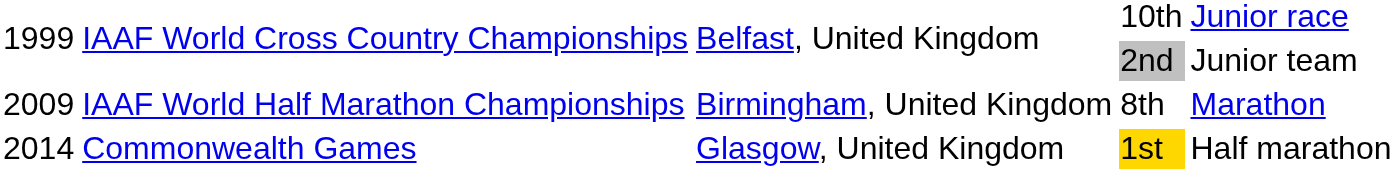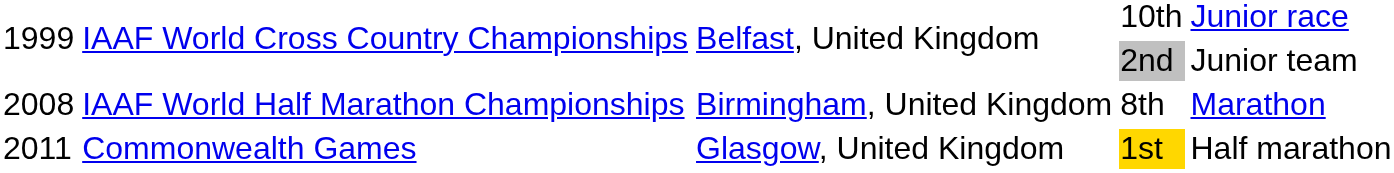(39, 104) 2009 -> (39, 104) 2008
(39, 148) 2014 -> (37, 148) 2011
